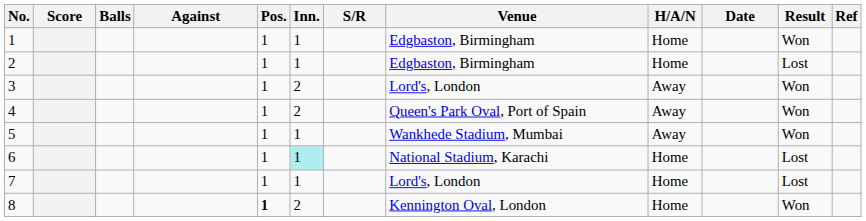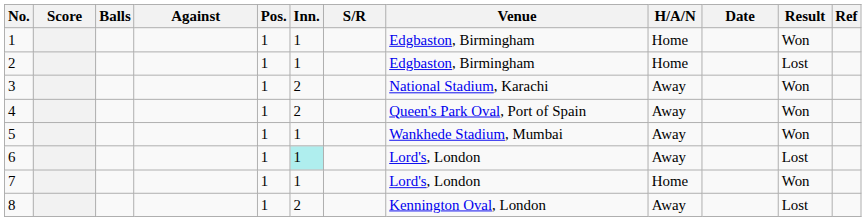(435, 87) Lord's, London -> (469, 87) National Stadium, Karachi
(469, 157) National Stadium, Karachi -> (435, 157) Lord's, London
(670, 157) Home -> (669, 157) Away
(795, 181) Lost -> (796, 181) Won
(264, 205) bold -> (264, 205) normal
(670, 205) Home -> (669, 205) Away
(796, 205) Won -> (795, 205) Lost
